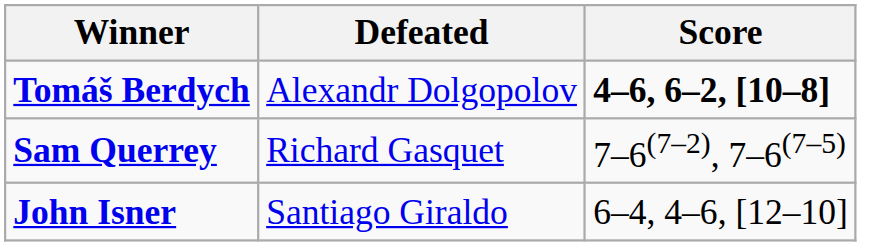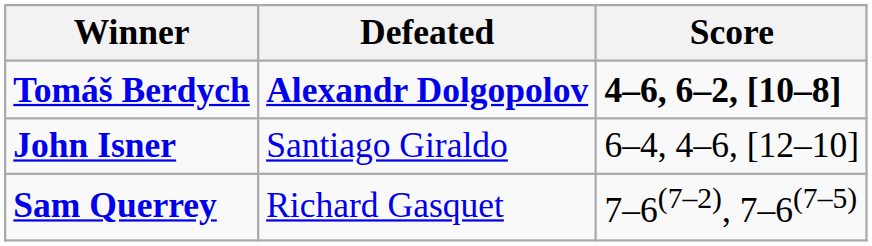(422, 88) normal -> (427, 88) bold
rows swapped: (115, 150) <-> (95, 211)
